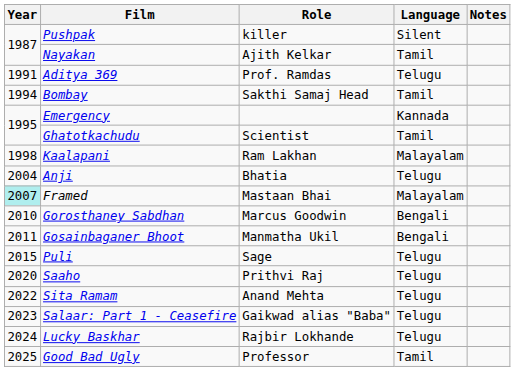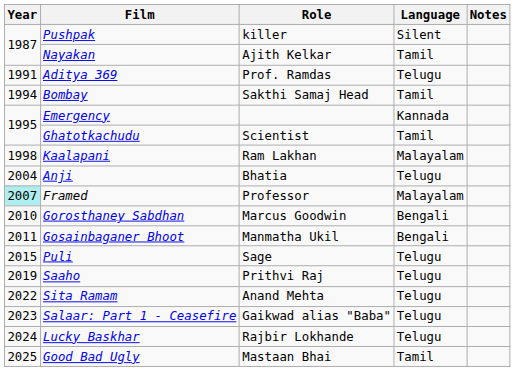(287, 196) Mastaan Bhai -> (276, 196) Professor
(22, 276) 2020 -> (22, 276) 2019
(276, 357) Professor -> (287, 357) Mastaan Bhai
